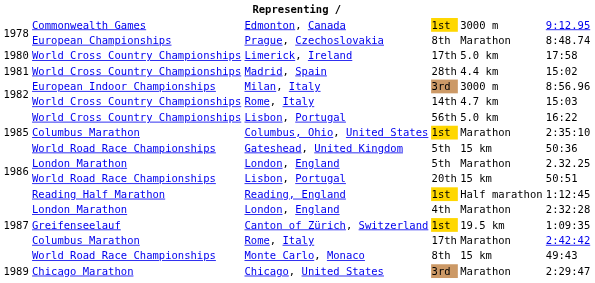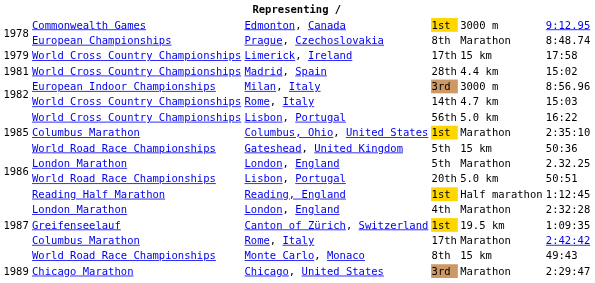(16, 56) 1980 -> (16, 56) 1979
(479, 56) 5.0 km -> (476, 56) 15 km
(476, 179) 15 km -> (479, 179) 5.0 km
